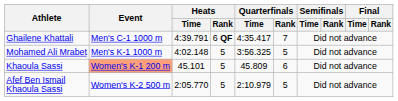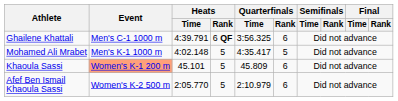(254, 39) 4:35.417 -> (254, 39) 3:56.325
(285, 39) 7 -> (285, 39) 6
(254, 52) 3:56.325 -> (254, 52) 4:35.417
(285, 85) 5 -> (285, 85) 6
